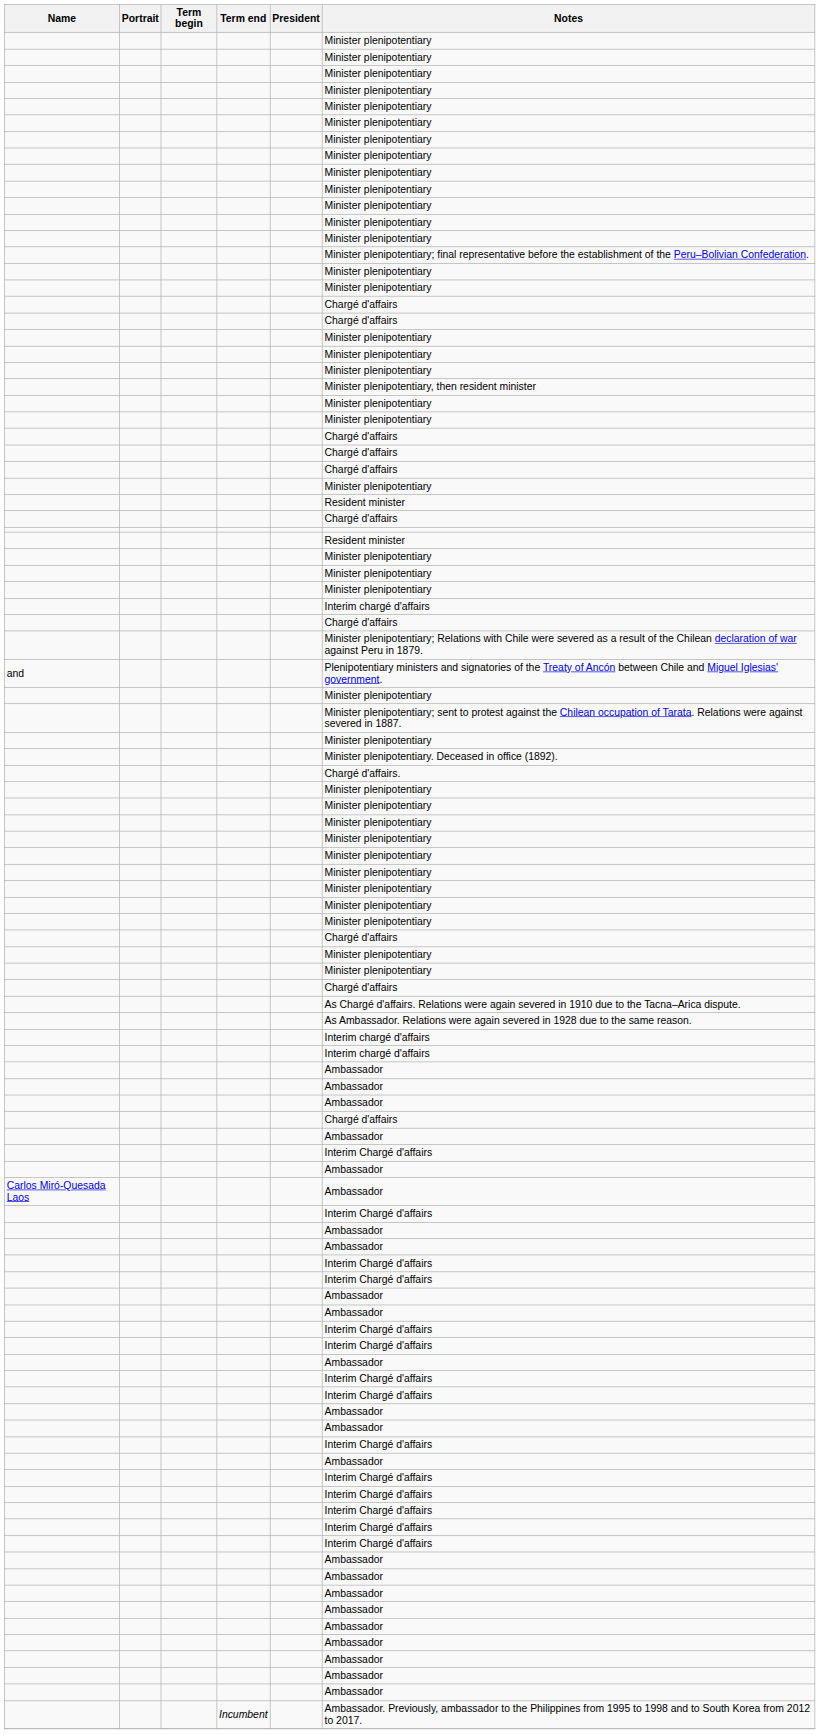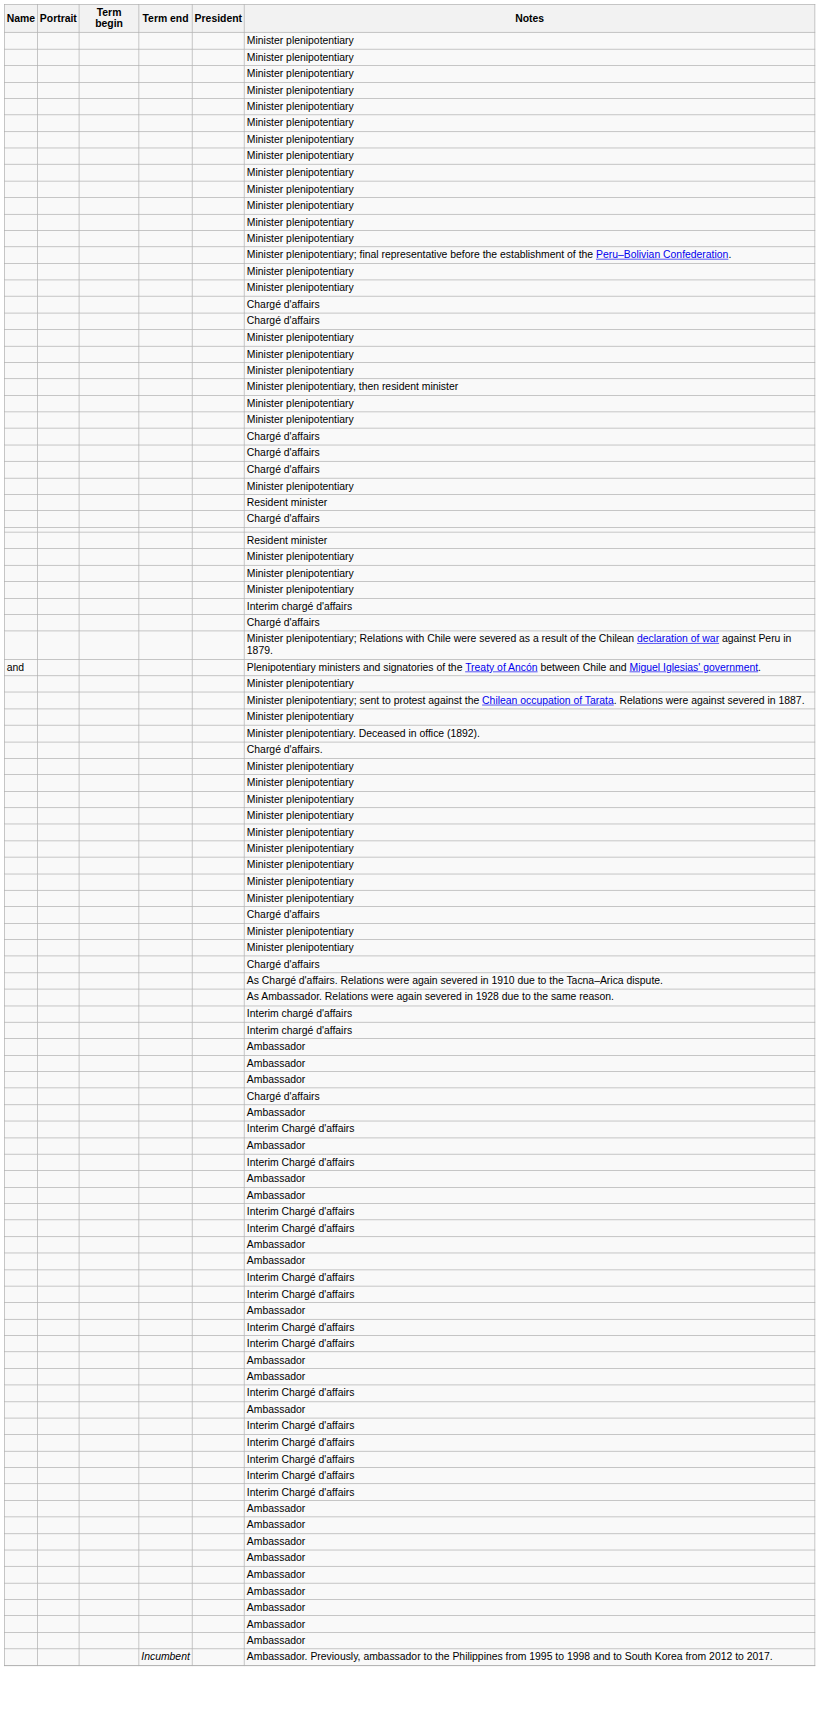- row: (56, 1191)
